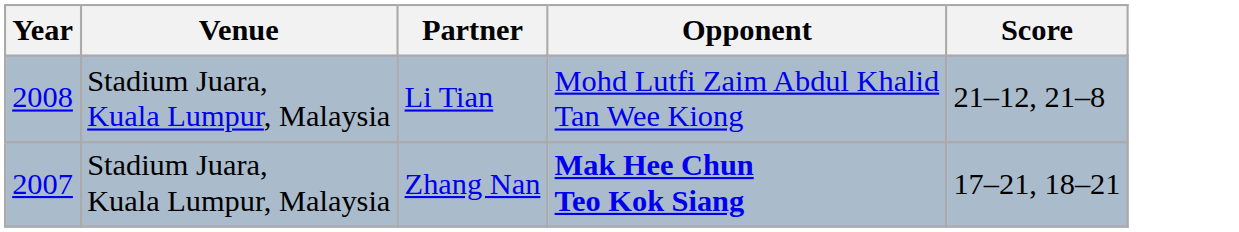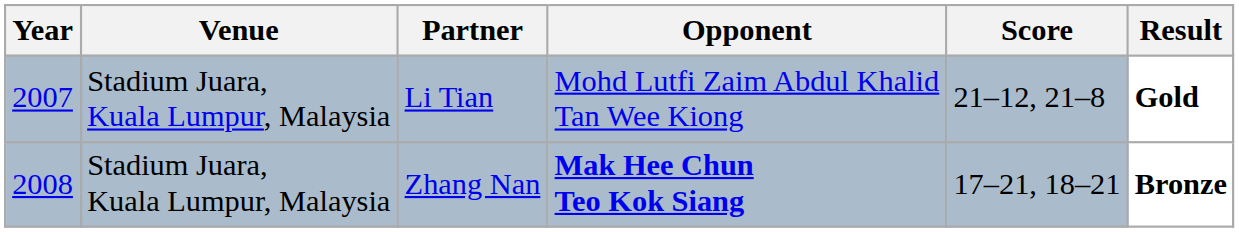+ column: (1181, 29)
(43, 97) 2008 -> (43, 97) 2007
(43, 183) 2007 -> (43, 183) 2008
